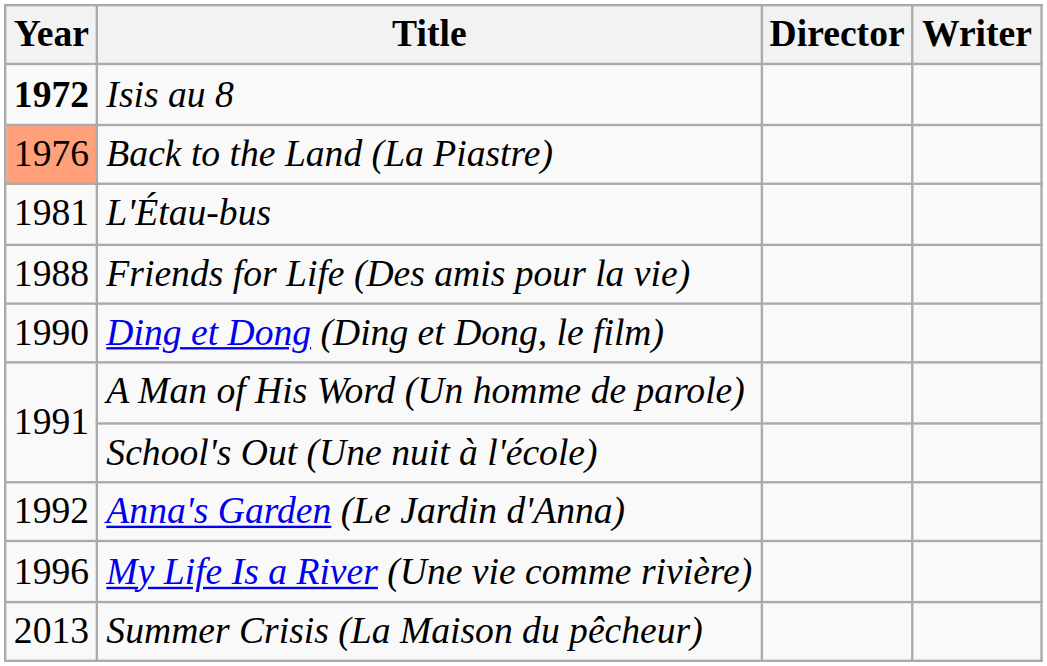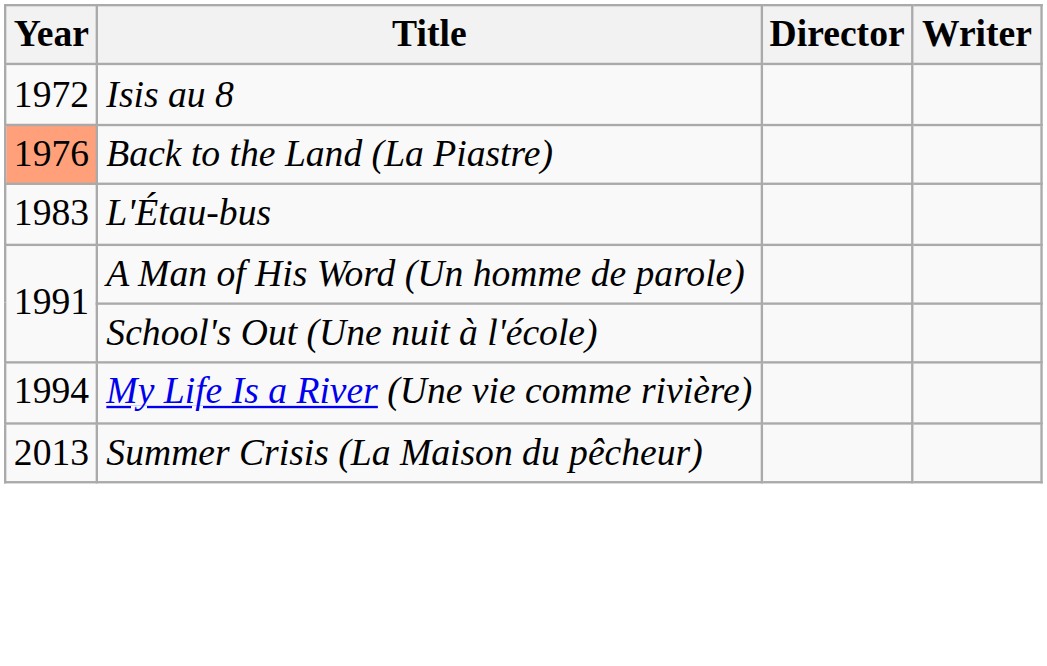(51, 93) bold -> (51, 93) normal
(51, 213) 1981 -> (51, 213) 1983
- row: (398, 272)
- row: (385, 332)
- row: (366, 511)
(51, 570) 1996 -> (51, 392) 1994
